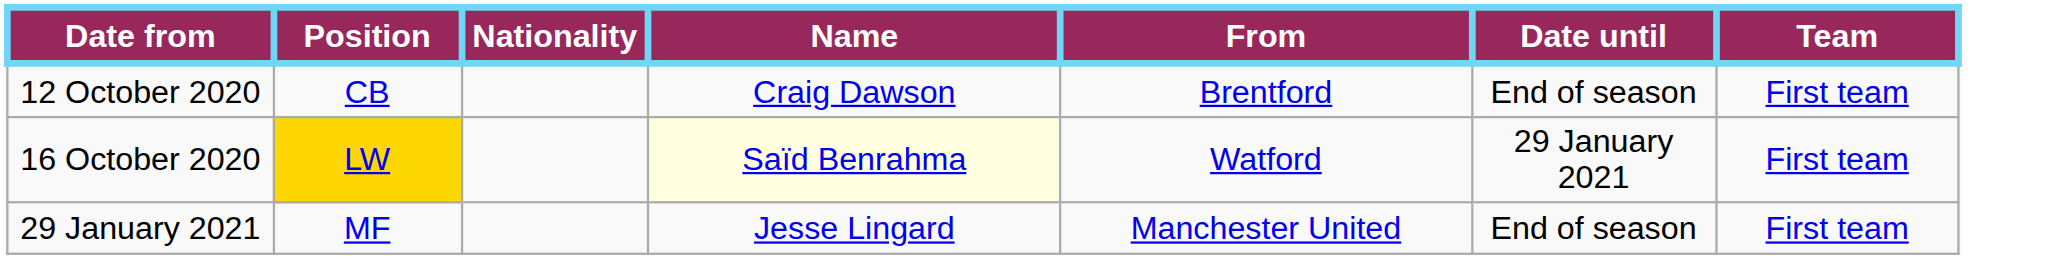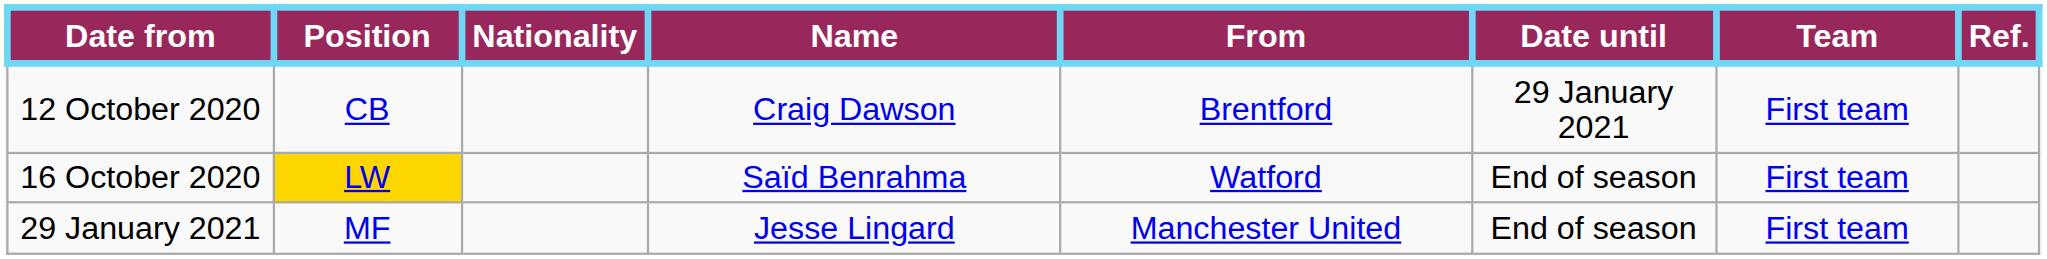+ column: (1999, 35)
(1594, 91) End of season -> (1594, 109) 29 January 2021
(854, 160) lightyellow background -> (854, 178) no background
(1594, 160) 29 January 2021 -> (1594, 178) End of season
